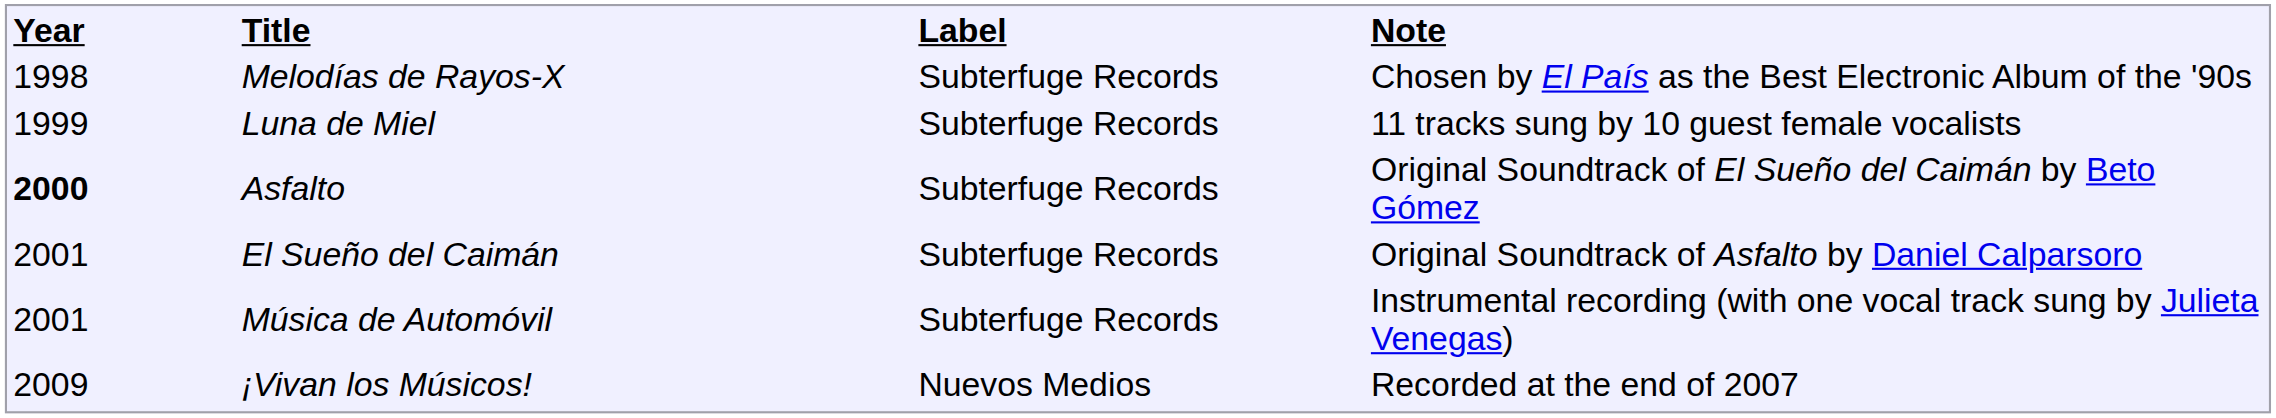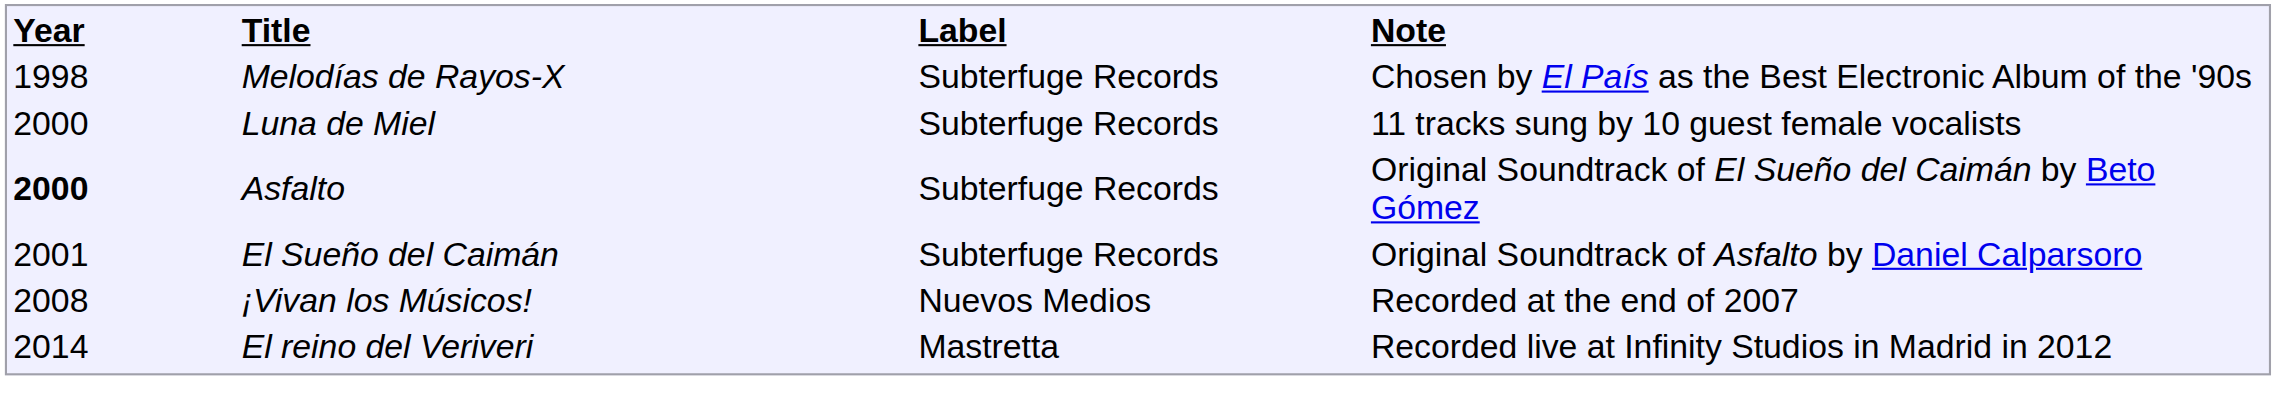(51, 123) 1999 -> (51, 123) 2000
- row: (397, 319)
(51, 385) 2009 -> (51, 300) 2008
+ row: (387, 347)
